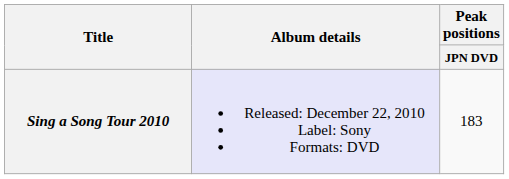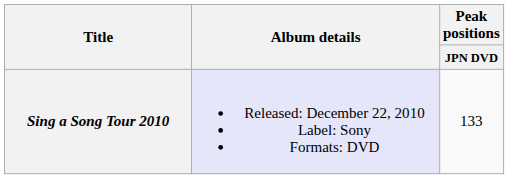(471, 121) 183 -> (471, 121) 133
